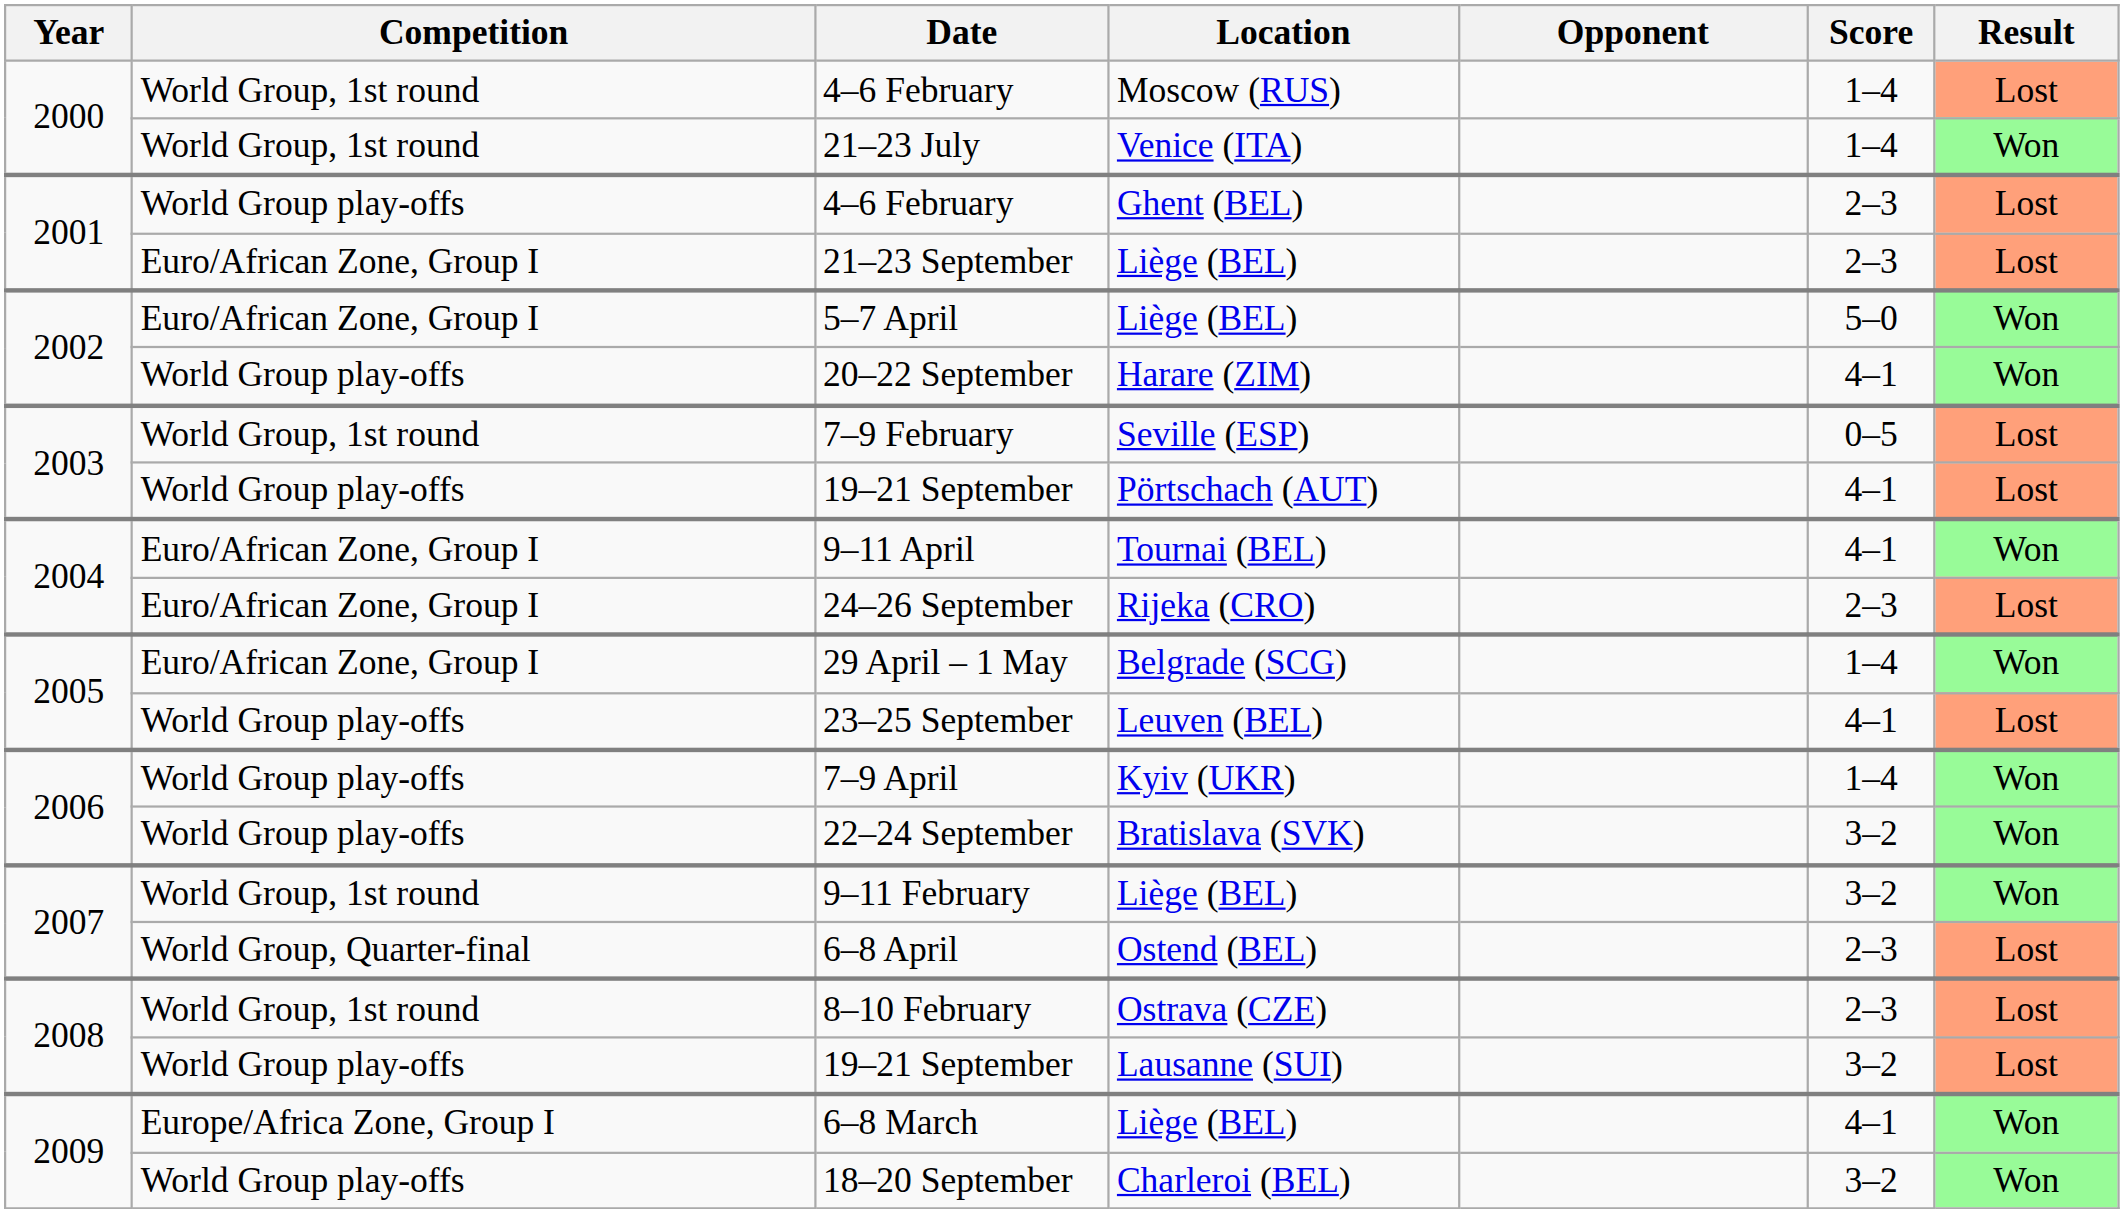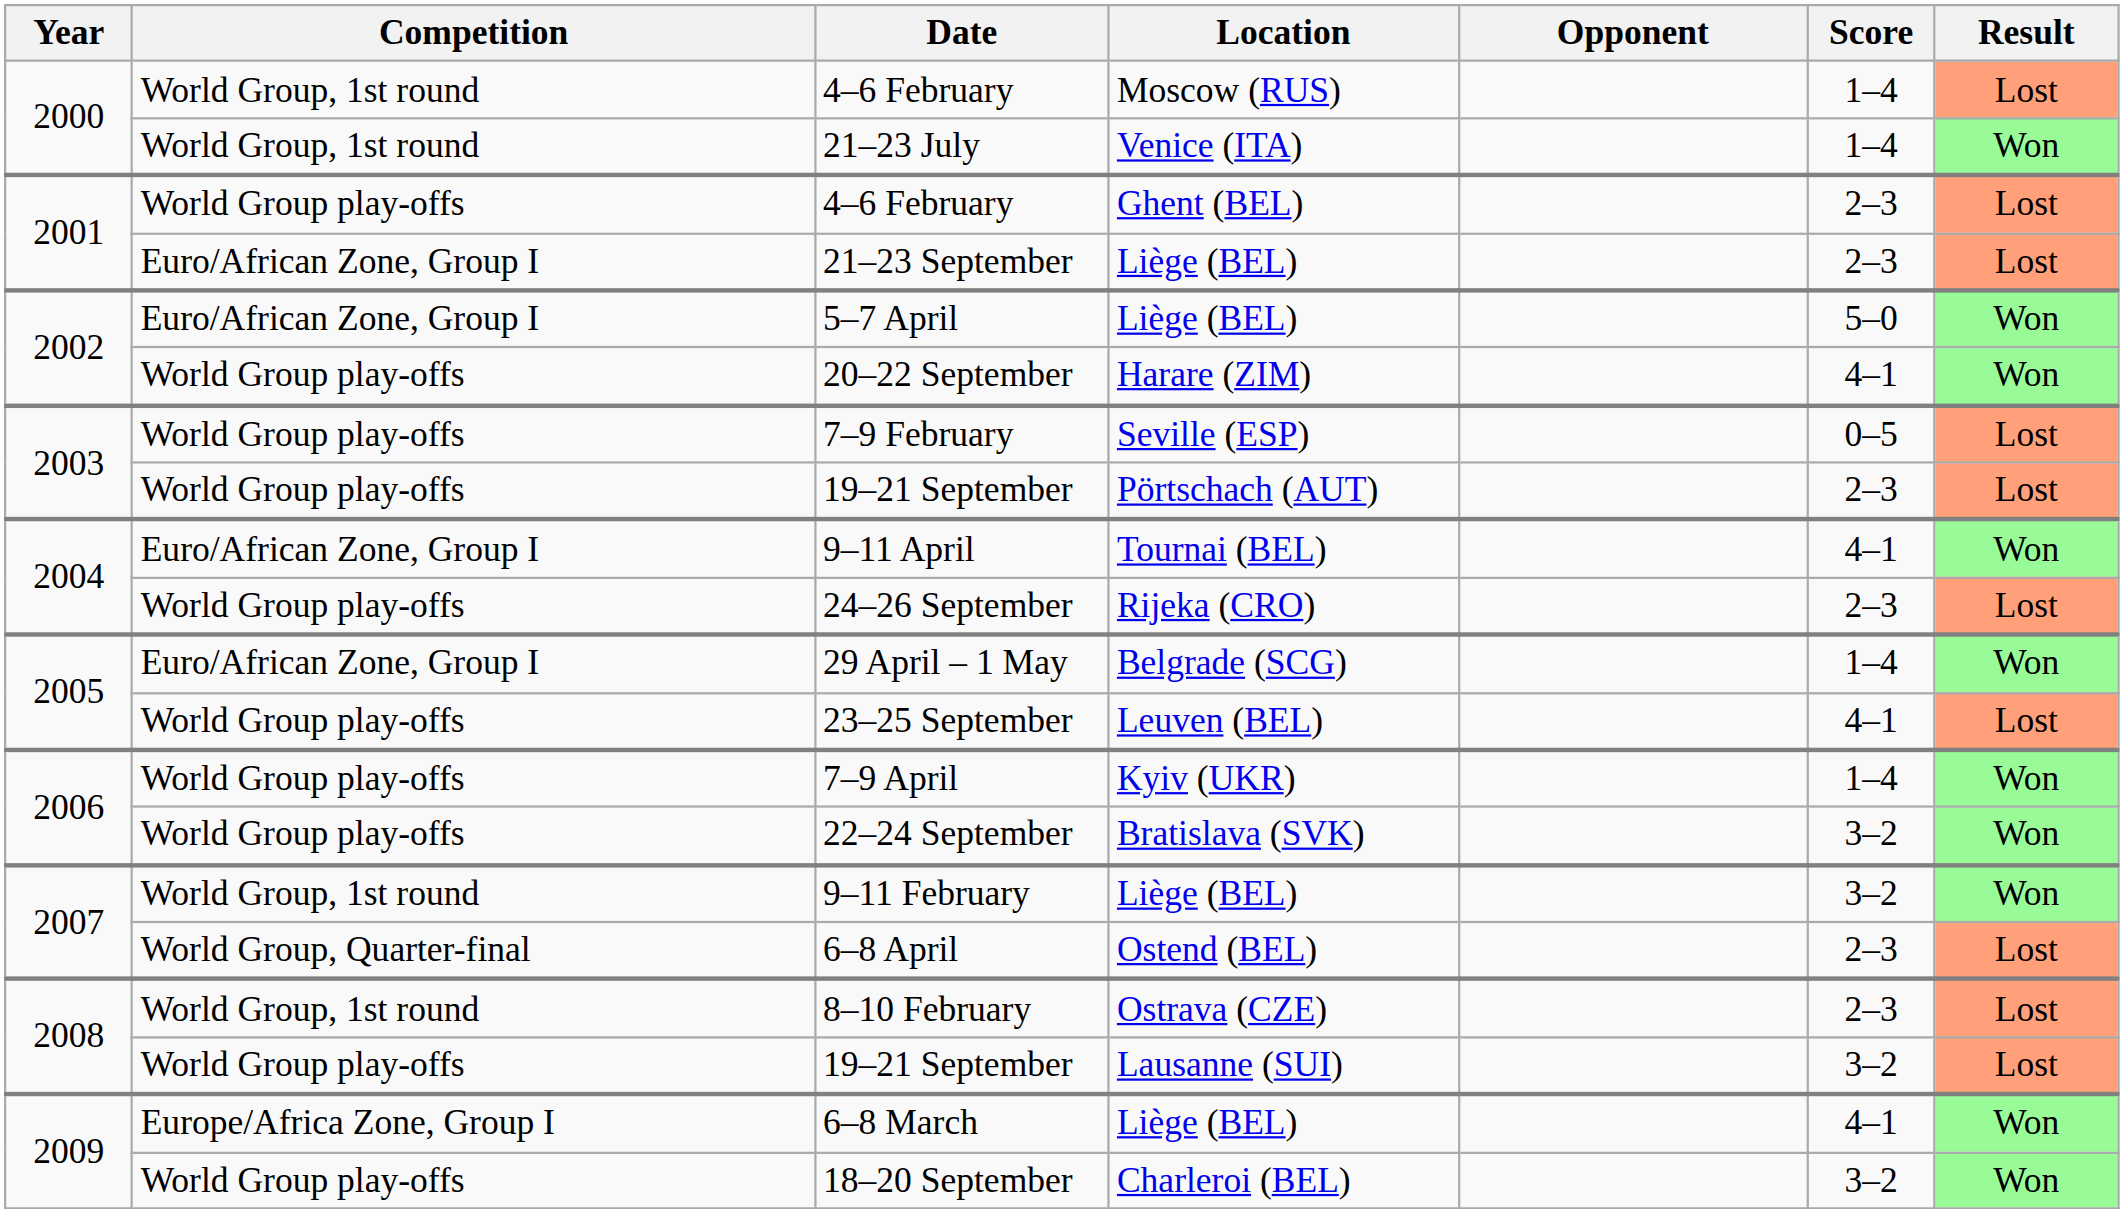(310, 433) World Group, 1st round -> (303, 433) World Group play-offs
(1871, 489) 4–1 -> (1871, 489) 2–3
(340, 604) Euro/African Zone, Group I -> (303, 604) World Group play-offs
